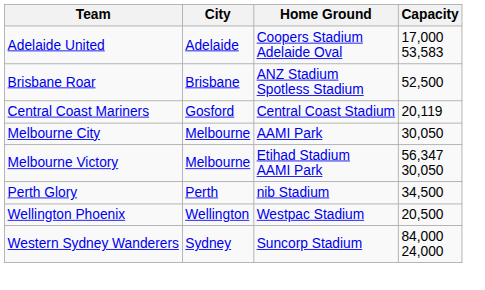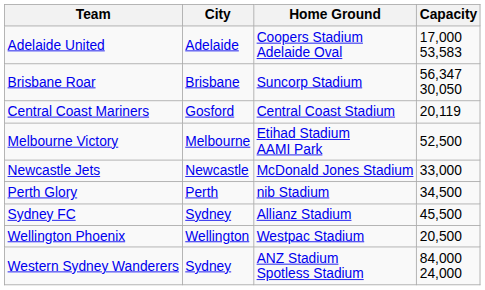(310, 82) ANZ Stadium Spotless Stadium -> (309, 82) Suncorp Stadium
(422, 82) 52,500 -> (441, 82) 56,347 30,050
- row: (54, 133)
(422, 163) 56,347 30,050 -> (441, 141) 52,500
+ row: (54, 170)
+ row: (42, 214)
(309, 244) Suncorp Stadium -> (310, 265) ANZ Stadium Spotless Stadium
